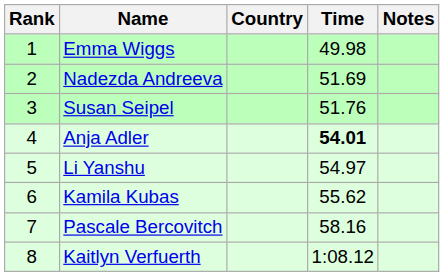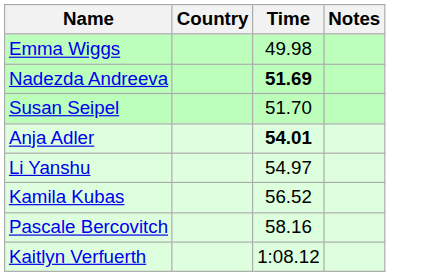- column: (32, 19)
(343, 78) normal -> (288, 78) bold
(343, 108) 51.76 -> (288, 108) 51.70
(343, 197) 55.62 -> (288, 197) 56.52
